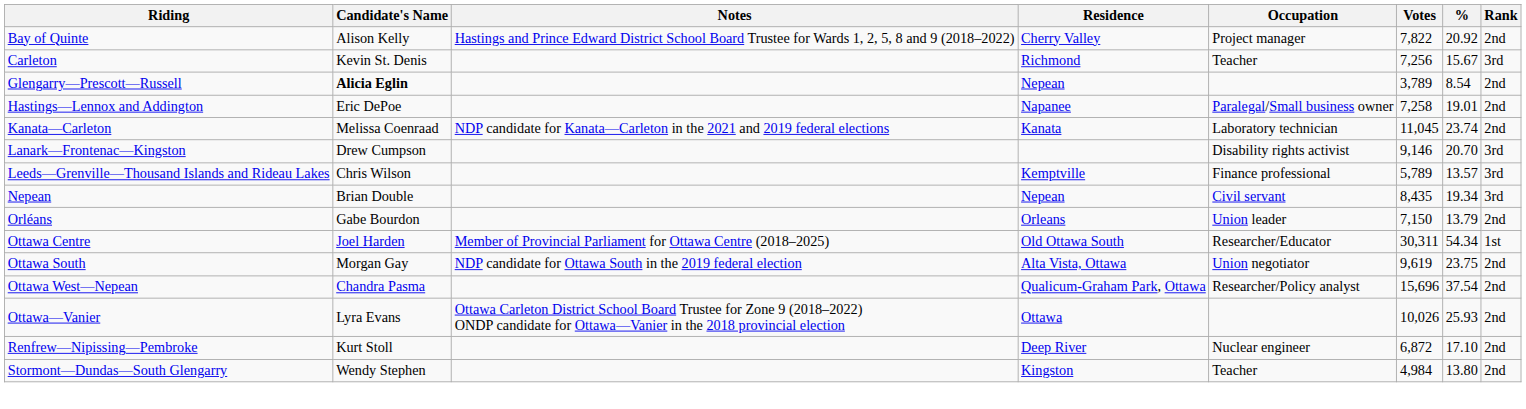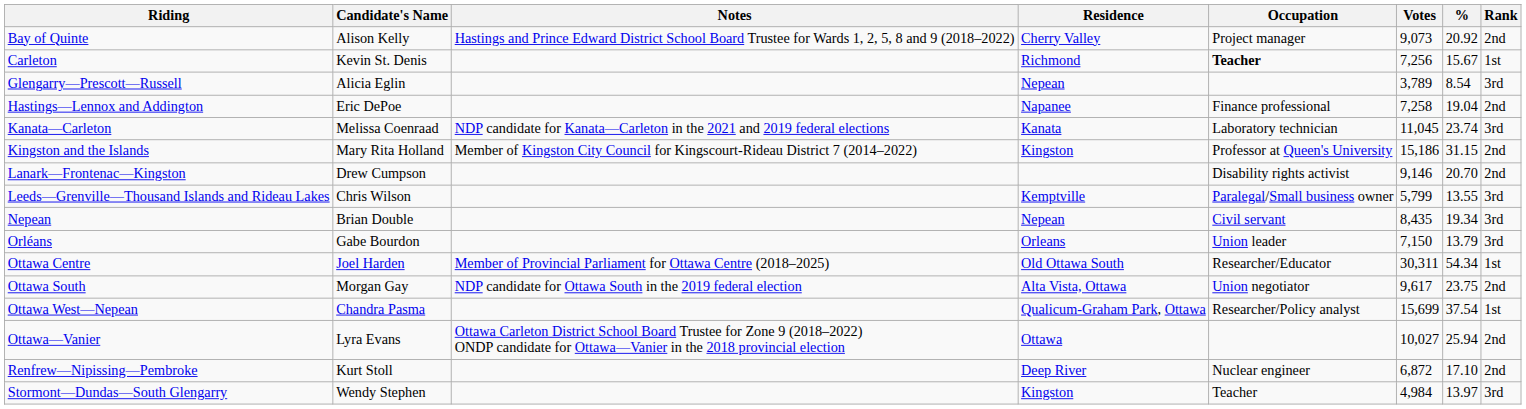(1416, 38) 7,822 -> (1416, 38) 9,073
(1235, 60) normal -> (1237, 60) bold
(1494, 60) 3rd -> (1493, 60) 1st
(372, 83) bold -> (371, 83) normal
(1495, 83) 2nd -> (1494, 83) 3rd
(1303, 106) Paralegal/Small business owner -> (1271, 106) Finance professional
(1462, 106) 19.01 -> (1462, 106) 19.04
(1495, 128) 2nd -> (1494, 128) 3rd
+ row: (78, 151)
(1494, 151) 3rd -> (1495, 173) 2nd
(1271, 173) Finance professional -> (1303, 196) Paralegal/Small business owner
(1416, 173) 5,789 -> (1416, 196) 5,799
(1462, 173) 13.57 -> (1462, 196) 13.55
(1495, 219) 2nd -> (1494, 241) 3rd
(1416, 264) 9,619 -> (1416, 286) 9,617
(1420, 286) 15,696 -> (1420, 309) 15,699
(1495, 286) 2nd -> (1493, 309) 1st
(1420, 317) 10,026 -> (1420, 339) 10,027
(1462, 317) 25.93 -> (1462, 339) 25.94
(1462, 370) 13.80 -> (1462, 393) 13.97
(1495, 370) 2nd -> (1494, 393) 3rd
